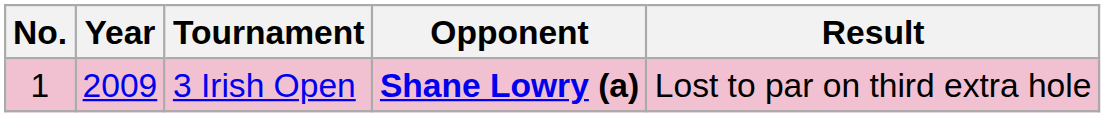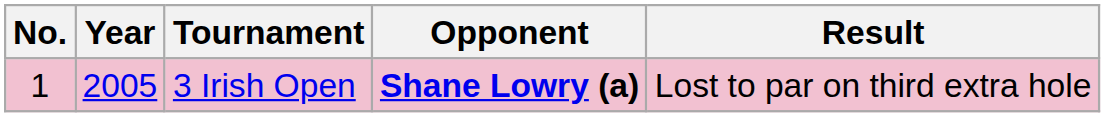(120, 85) 2009 -> (120, 85) 2005
